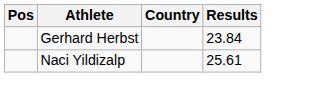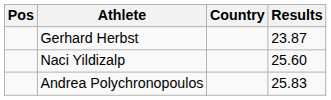(224, 38) 23.84 -> (289, 38) 23.87
(224, 60) 25.61 -> (289, 60) 25.60
+ row: (122, 83)
